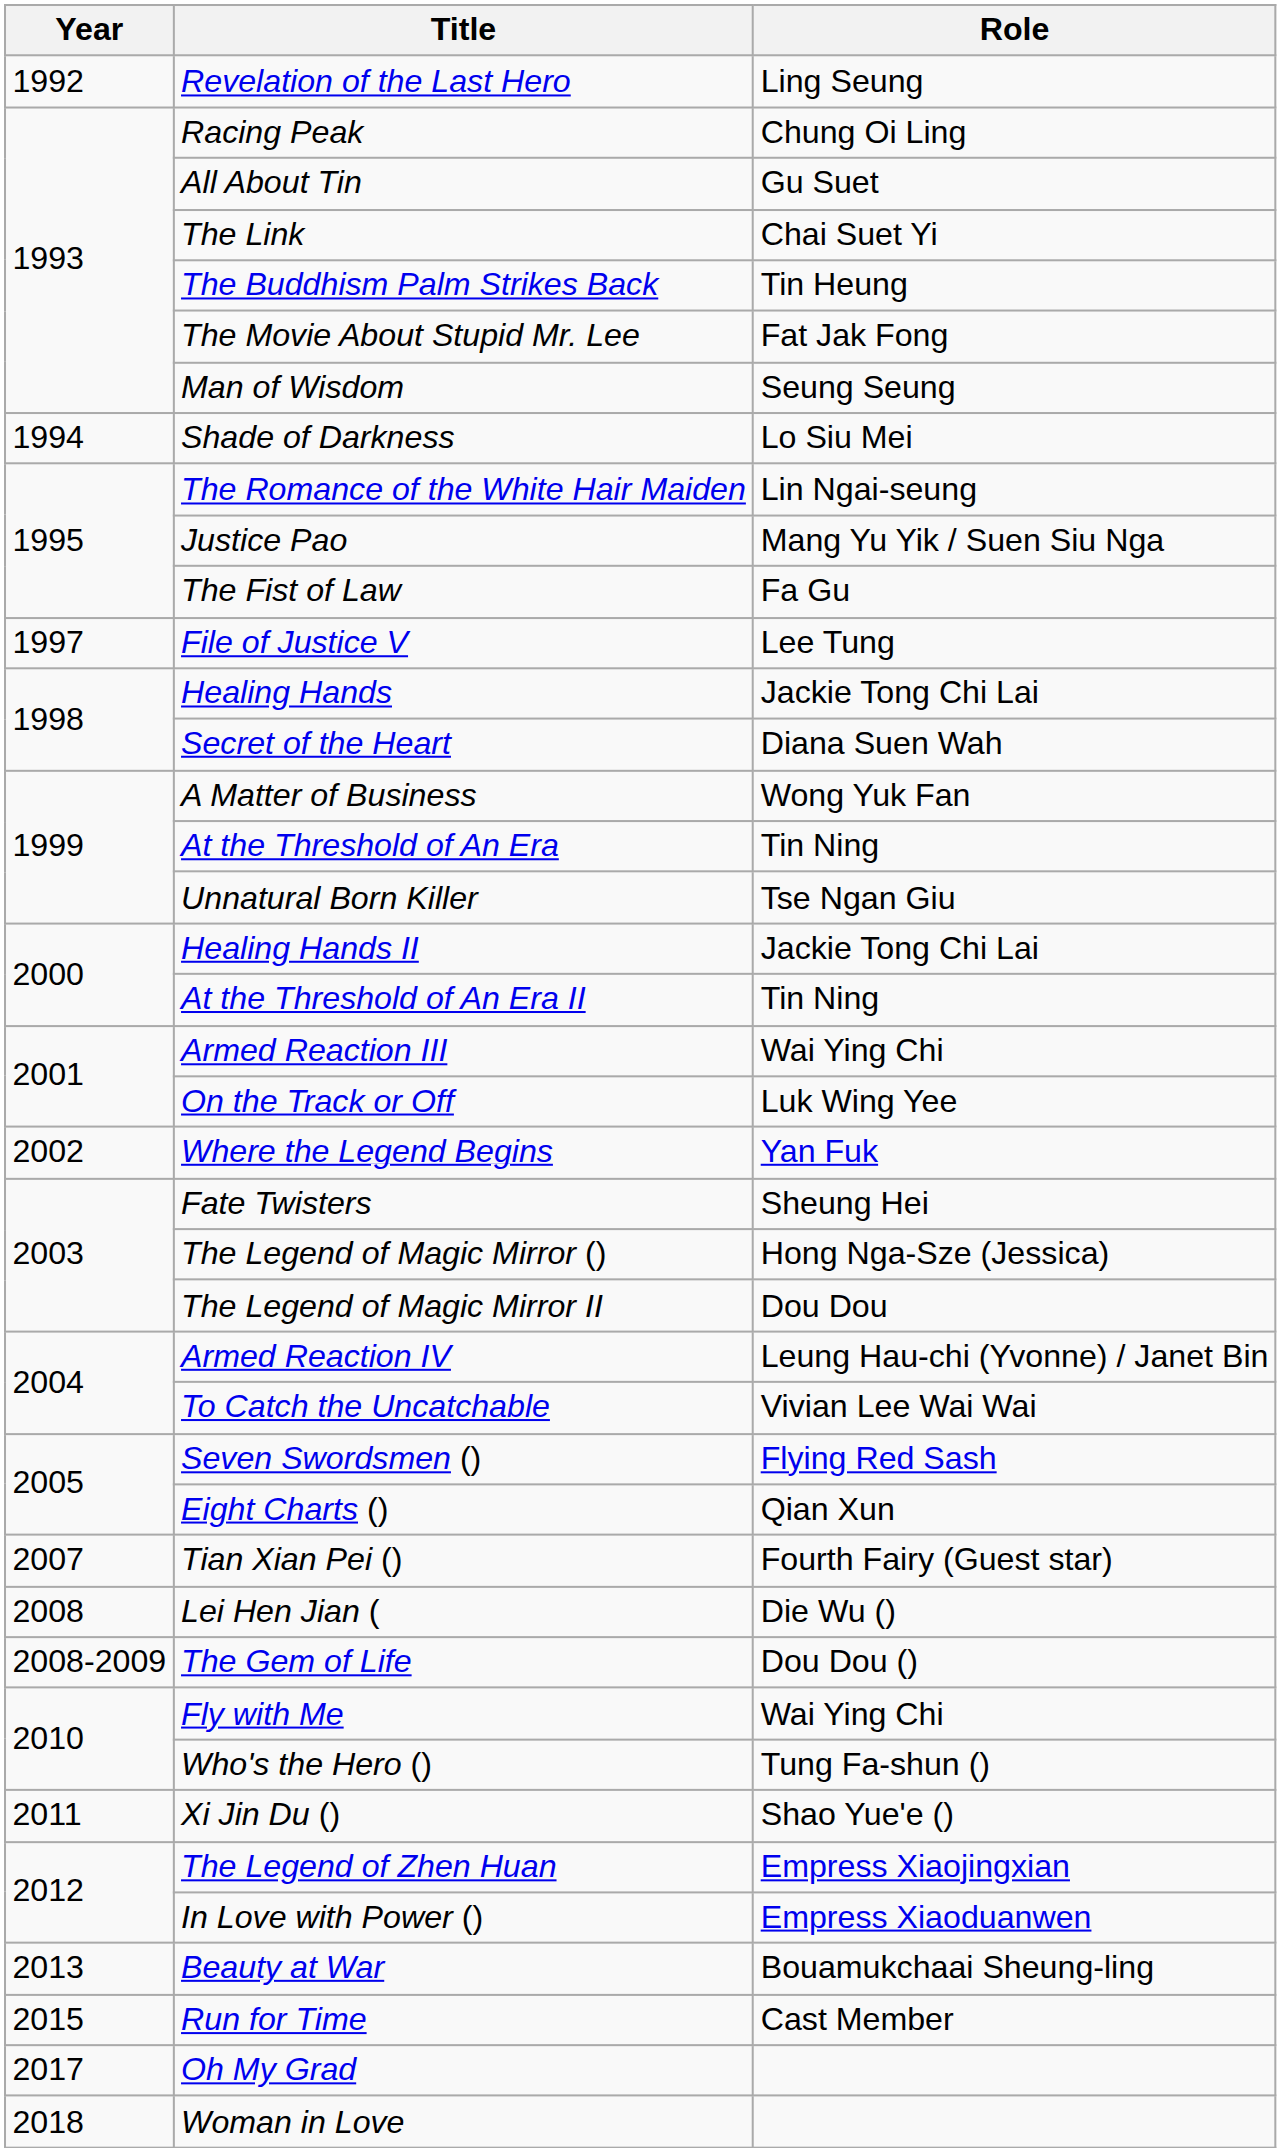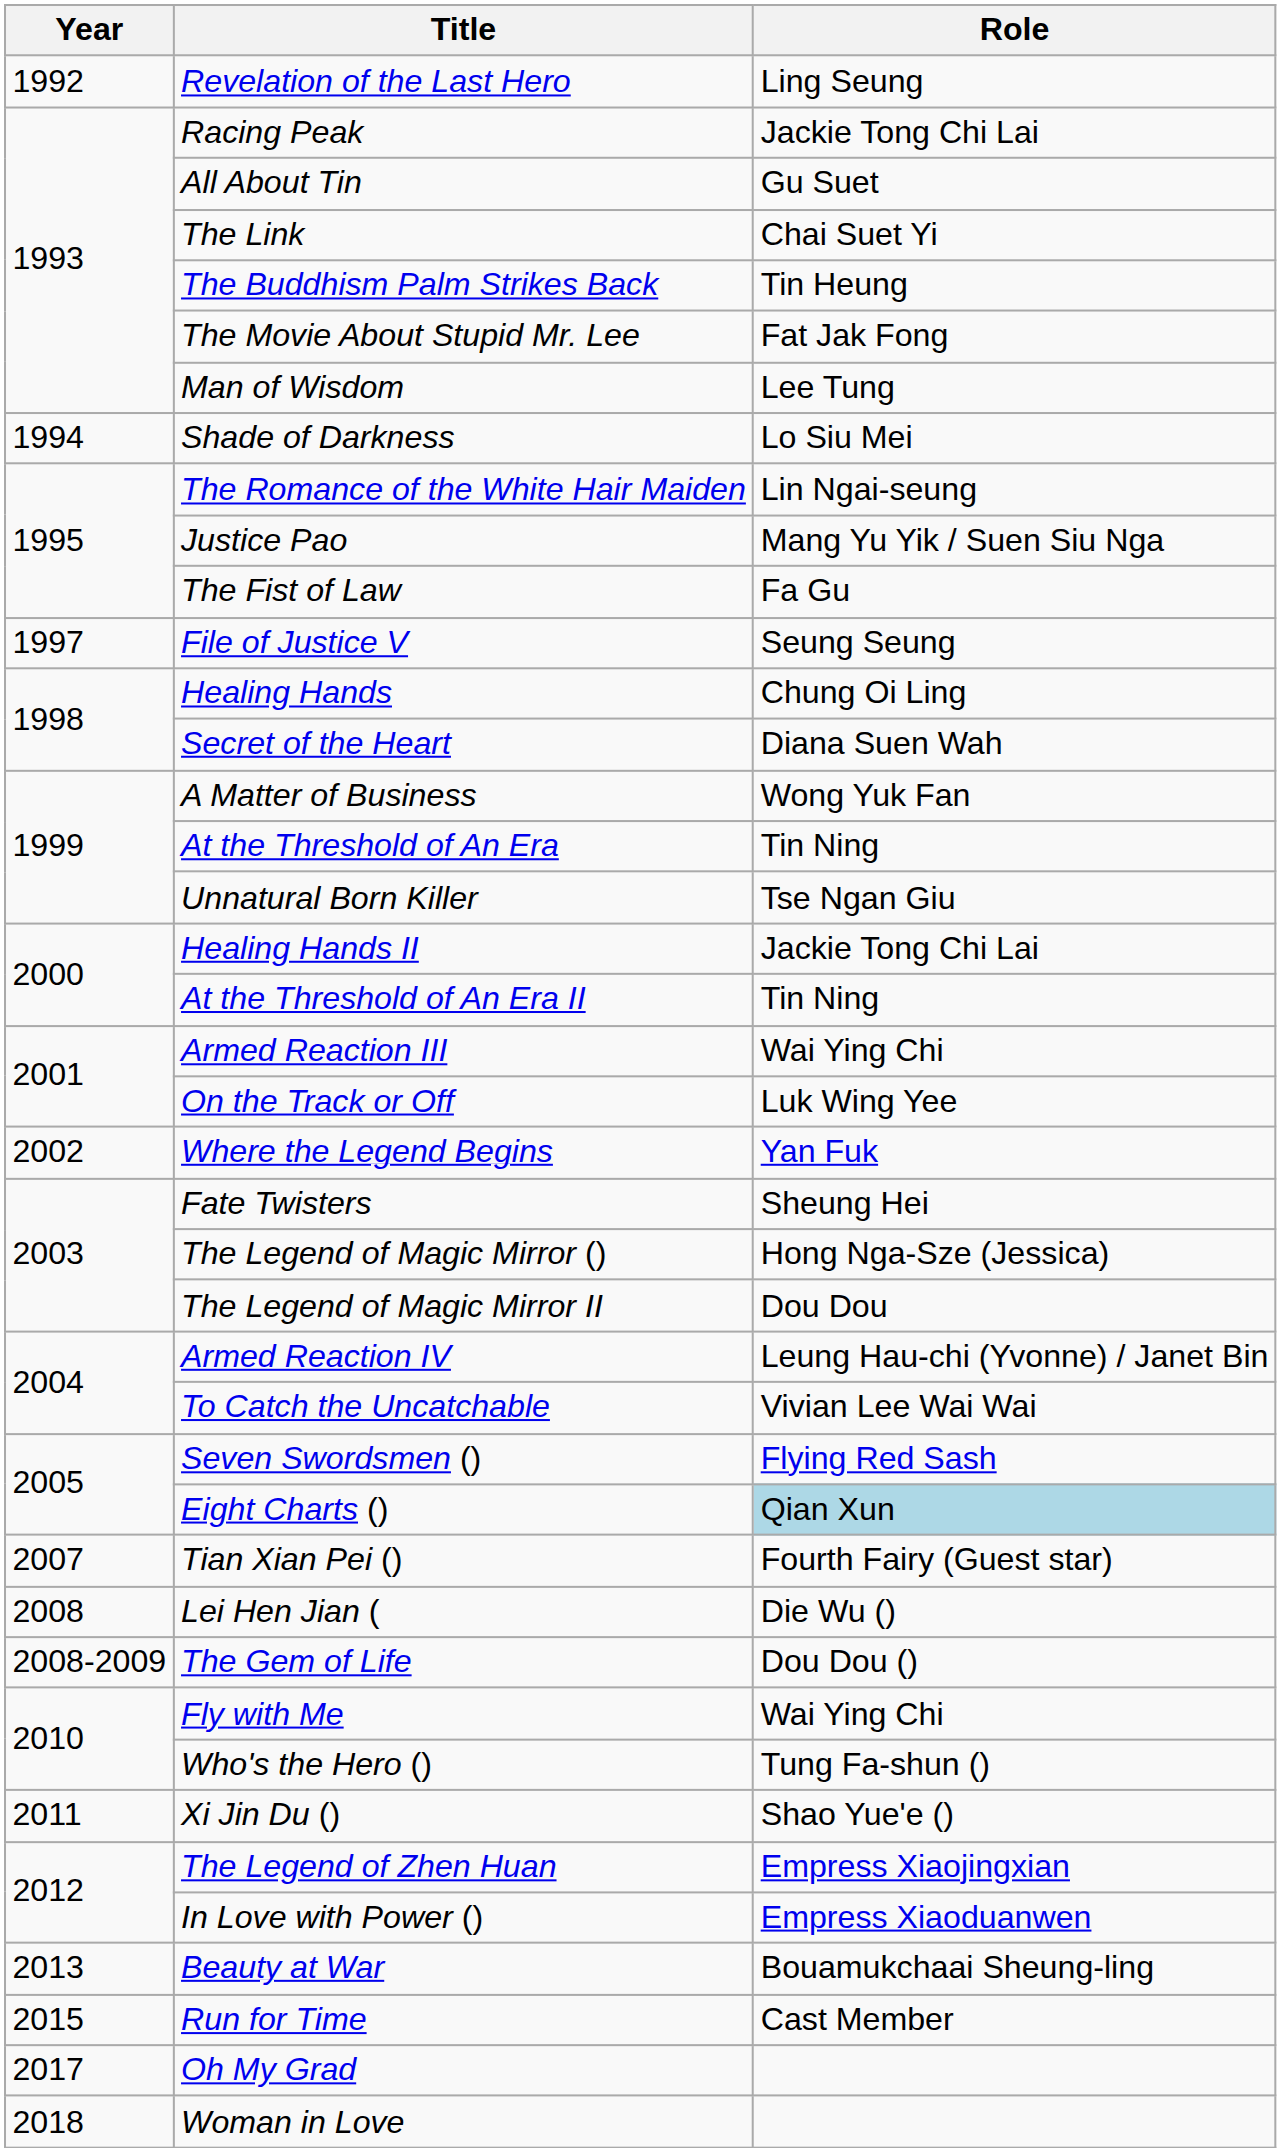(864, 132) Chung Oi Ling -> (900, 132) Jackie Tong Chi Lai
(858, 387) Seung Seung -> (828, 387) Lee Tung
(828, 642) Lee Tung -> (858, 642) Seung Seung
(900, 693) Jackie Tong Chi Lai -> (864, 693) Chung Oi Ling
(828, 1509) no background -> (828, 1509) lightblue background
